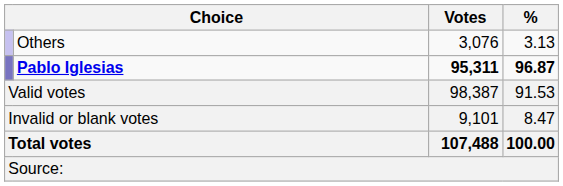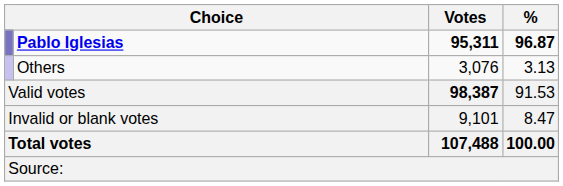rows swapped: (70, 68) <-> (41, 43)
(474, 93) normal -> (474, 93) bold
